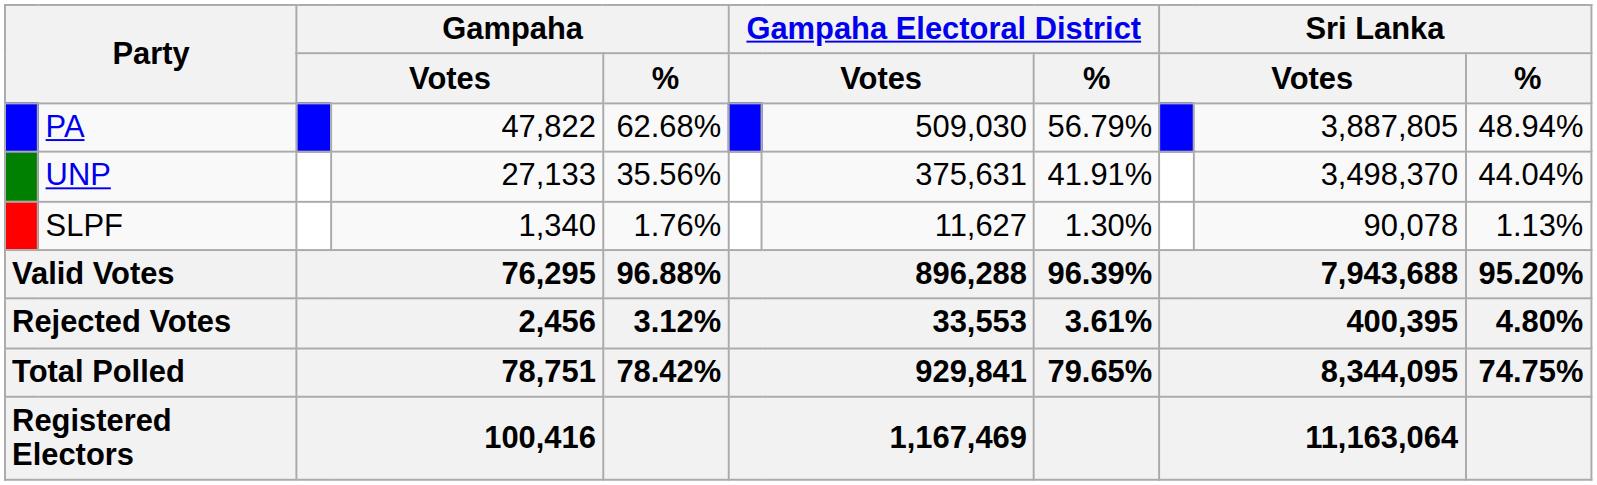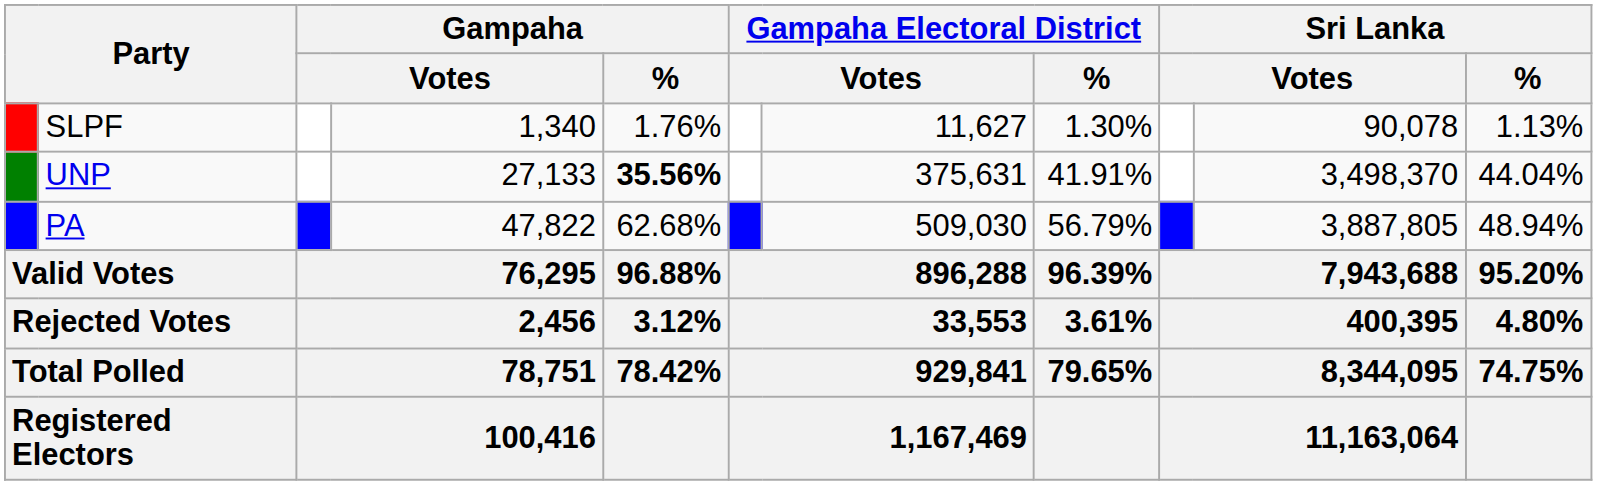rows swapped: (65, 126) <-> (84, 224)
(669, 175) normal -> (669, 175) bold
